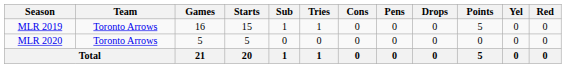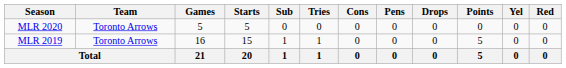rows swapped: (40, 26) <-> (40, 41)
